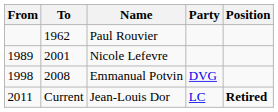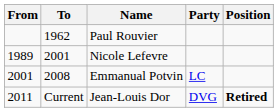(20, 76) 1998 -> (20, 76) 2001
(203, 76) DVG -> (197, 76) LC
(197, 96) LC -> (203, 96) DVG
